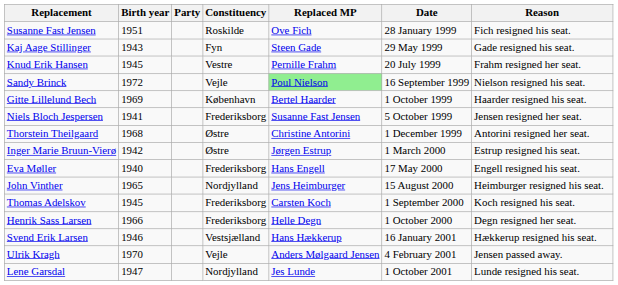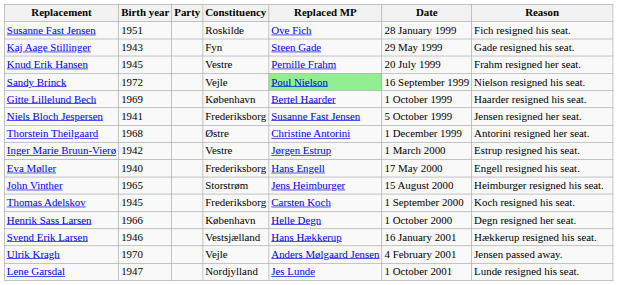(217, 151) Østre -> (219, 151) Vestre
(232, 185) Nordjylland -> (227, 185) Storstrøm
(236, 220) Frederiksborg -> (230, 220) København
